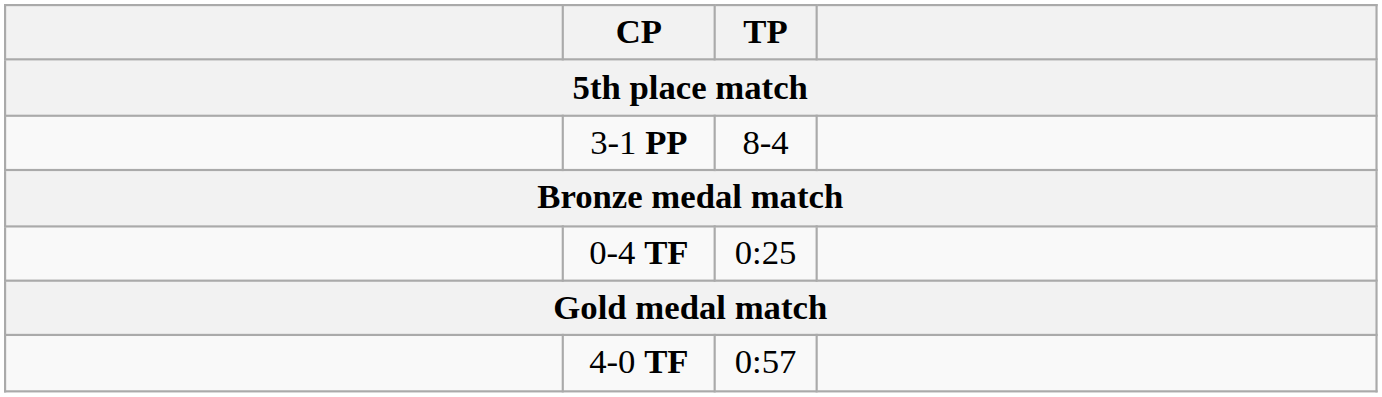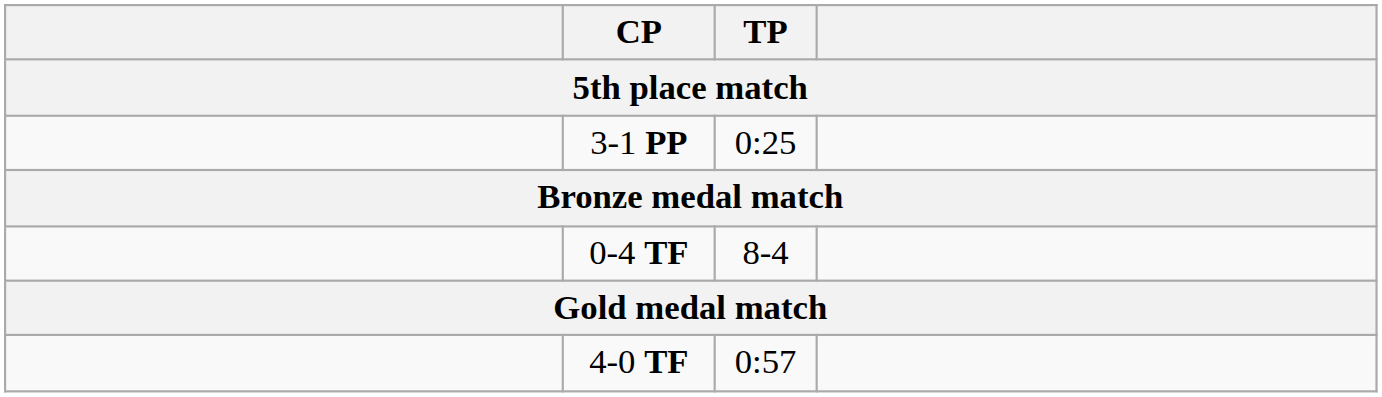(766, 142) 8-4 -> (766, 142) 0:25
(766, 252) 0:25 -> (766, 252) 8-4
